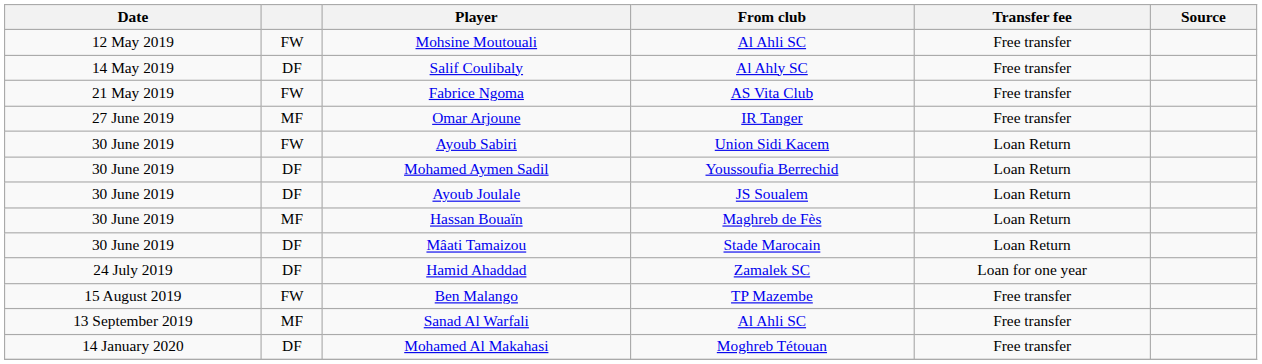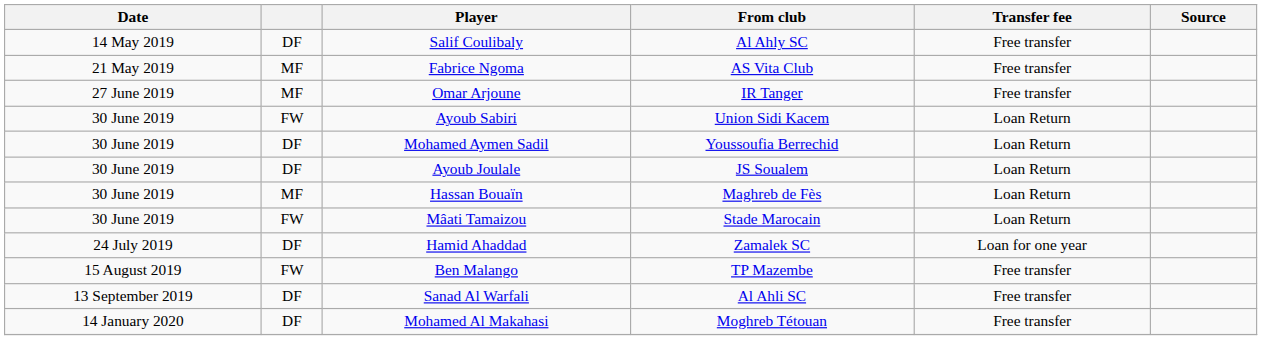- row: (476, 42)
(292, 92) FW -> (292, 67) MF
(292, 244) DF -> (292, 219) FW
(292, 321) MF -> (292, 295) DF
